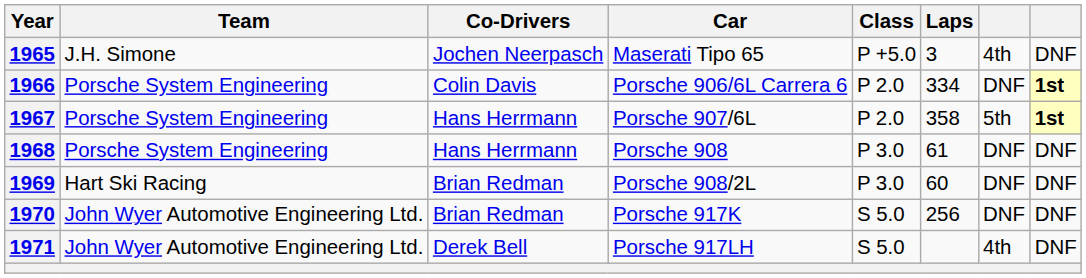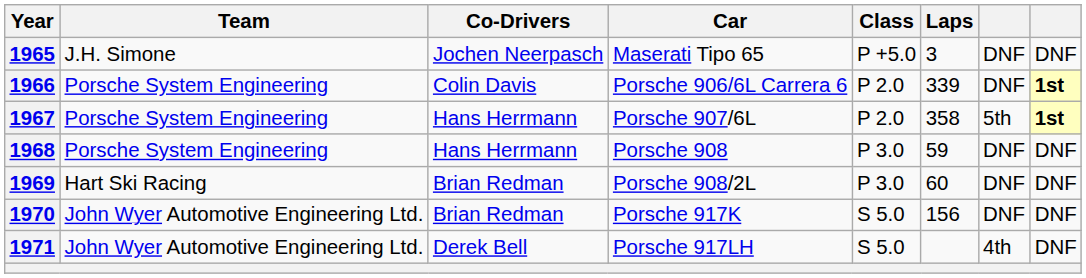(997, 54) 4th -> (1004, 54) DNF
(943, 86) 334 -> (943, 86) 339
(937, 150) 61 -> (937, 150) 59
(943, 215) 256 -> (943, 215) 156
